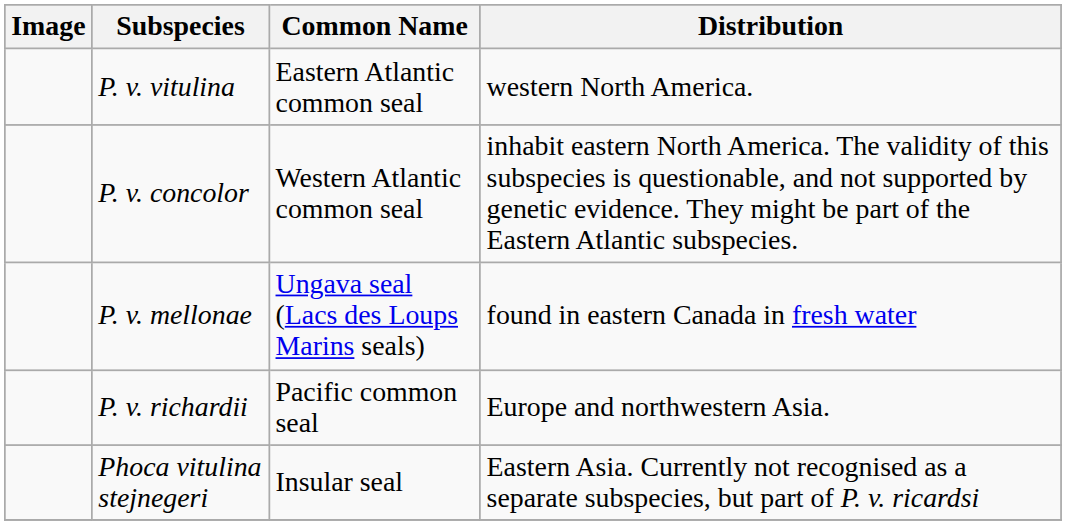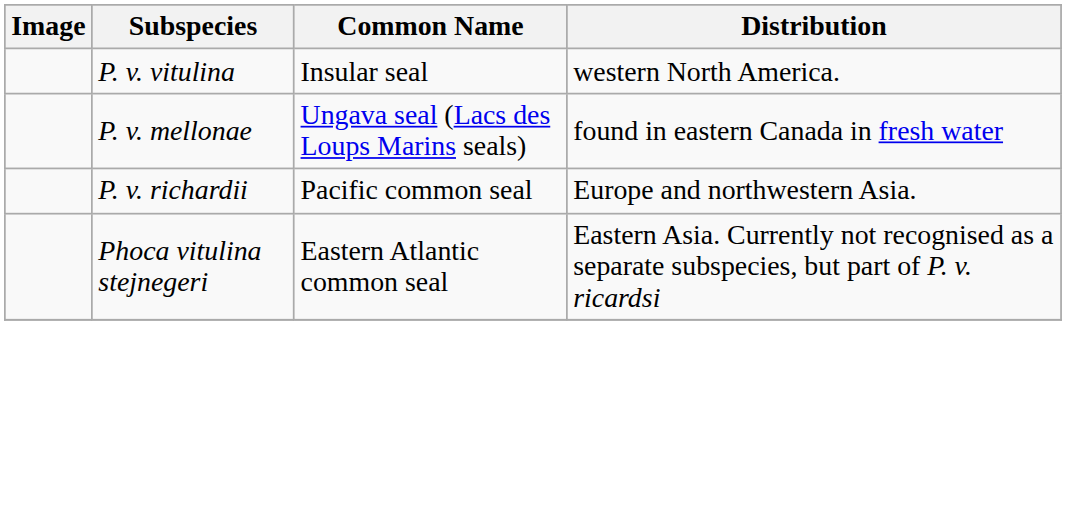(365, 86) Eastern Atlantic common seal -> (364, 70) Insular seal
- row: (174, 193)
(339, 482) Insular seal -> (390, 265) Eastern Atlantic common seal
